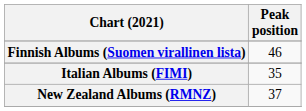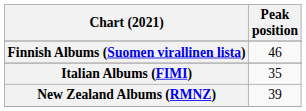(275, 95) 37 -> (275, 95) 39
